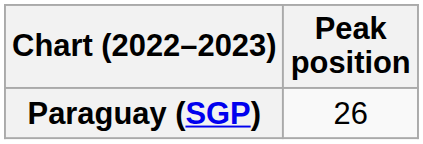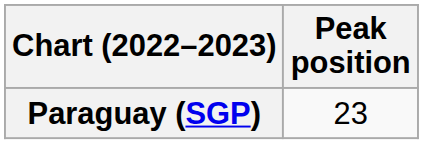(351, 112) 26 -> (351, 112) 23
